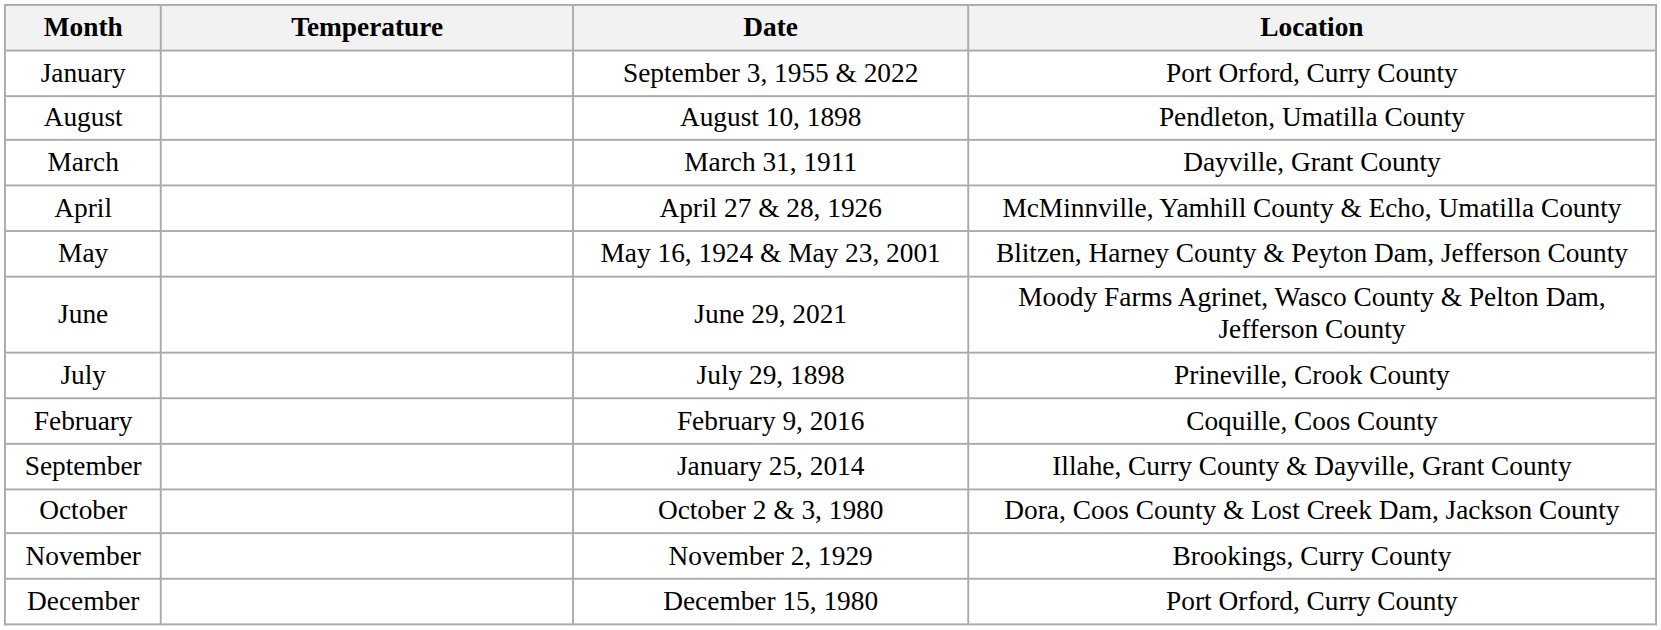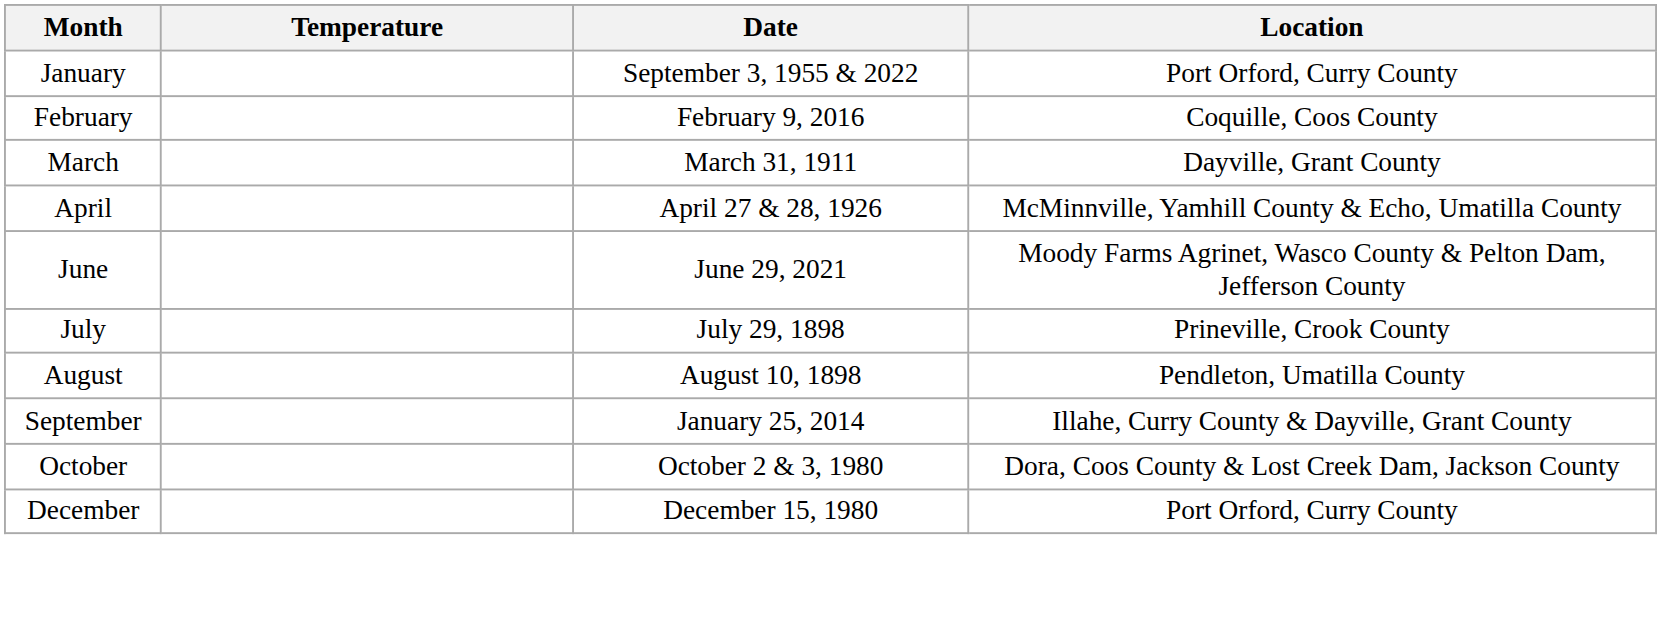rows swapped: (83, 420) <-> (83, 117)
- row: (83, 253)
- row: (83, 556)
